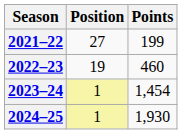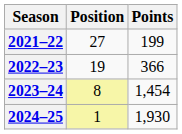(152, 66) 460 -> (152, 66) 366
(97, 91) 1 -> (97, 91) 8
